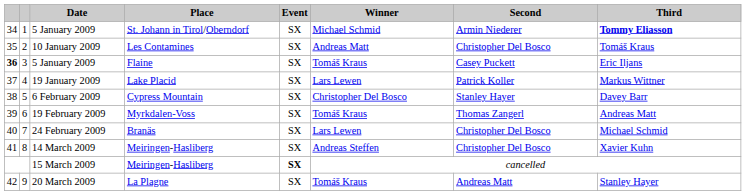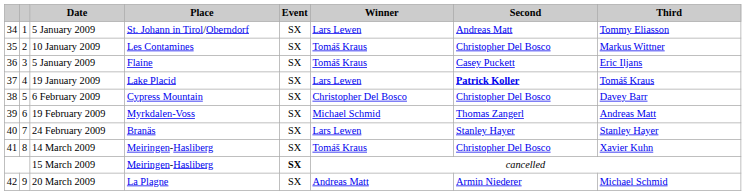(346, 29) Michael Schmid -> (337, 29) Lars Lewen
(489, 29) Armin Niederer -> (484, 29) Andreas Matt
(636, 29) bold -> (634, 29) normal
(341, 46) Andreas Matt -> (340, 46) Tomáš Kraus
(627, 46) Tomáš Kraus -> (632, 46) Markus Wittner
(12, 63) bold -> (12, 63) normal
(485, 80) normal -> (488, 80) bold
(632, 80) Markus Wittner -> (627, 80) Tomáš Kraus
(485, 97) Stanley Hayer -> (503, 97) Christopher Del Bosco
(340, 113) Tomáš Kraus -> (346, 113) Michael Schmid
(503, 130) Christopher Del Bosco -> (485, 130) Stanley Hayer
(634, 130) Michael Schmid -> (629, 130) Stanley Hayer
(346, 147) Andreas Steffen -> (340, 147) Tomáš Kraus
(340, 181) Tomáš Kraus -> (341, 181) Andreas Matt
(484, 181) Andreas Matt -> (489, 181) Armin Niederer
(629, 181) Stanley Hayer -> (634, 181) Michael Schmid
